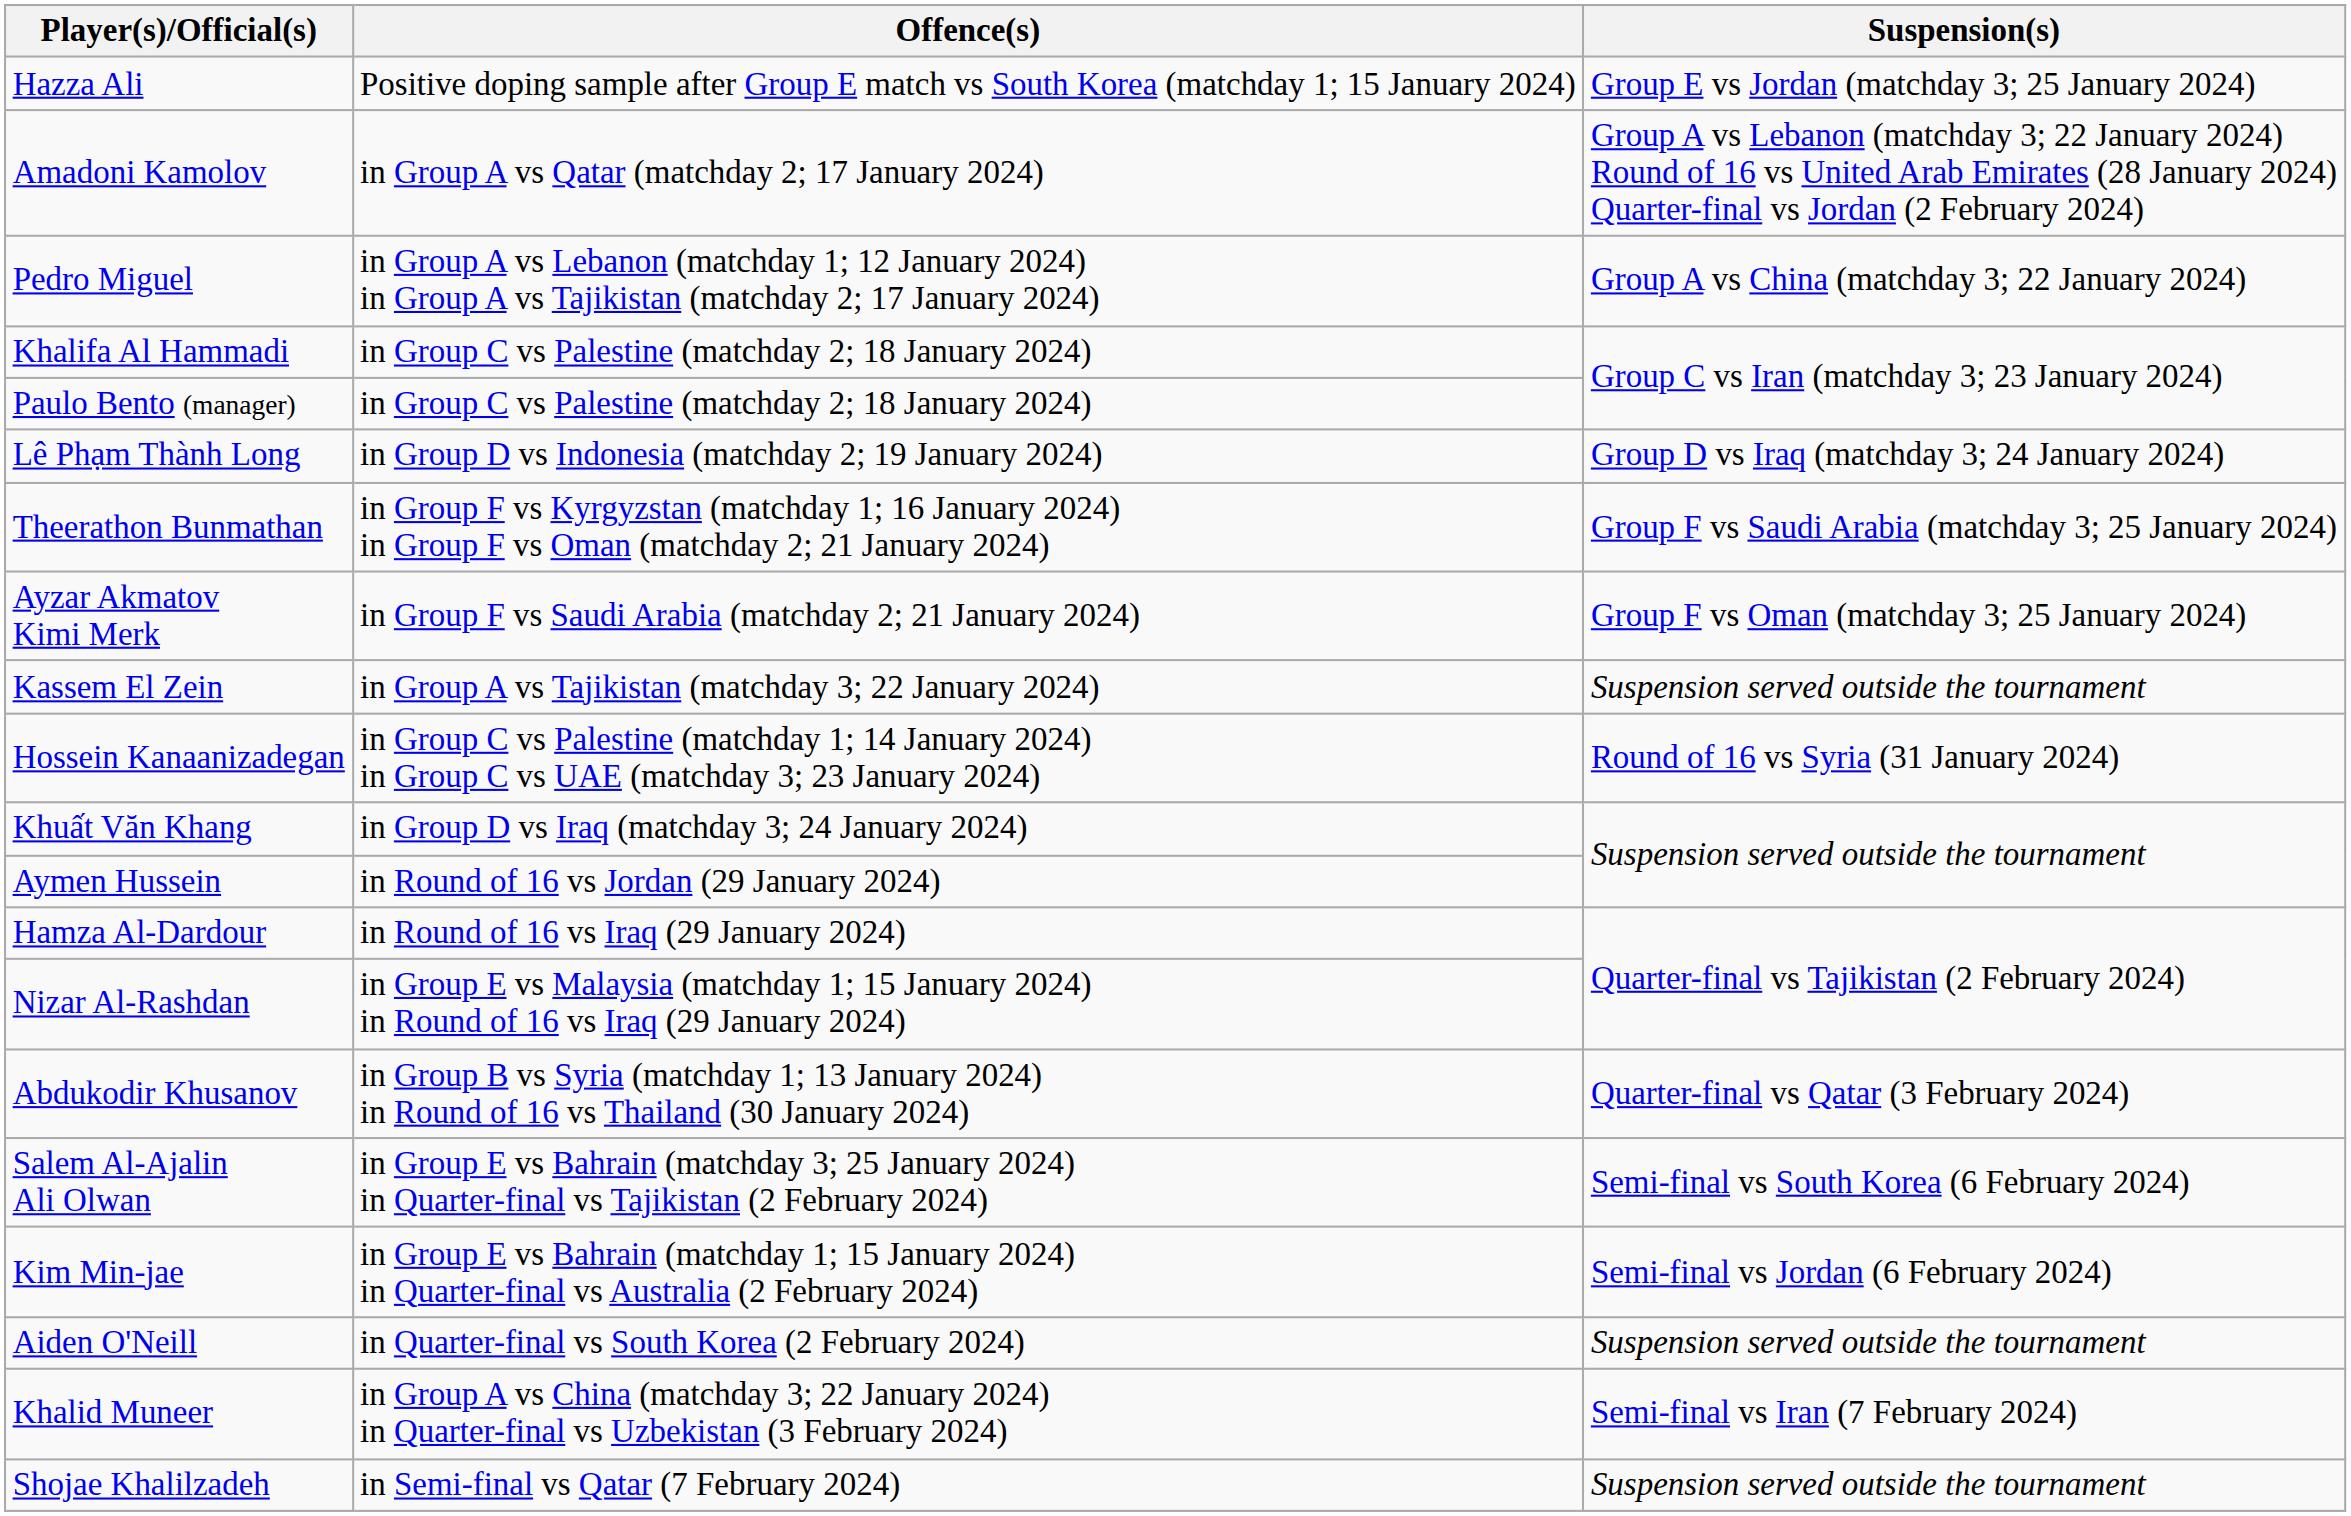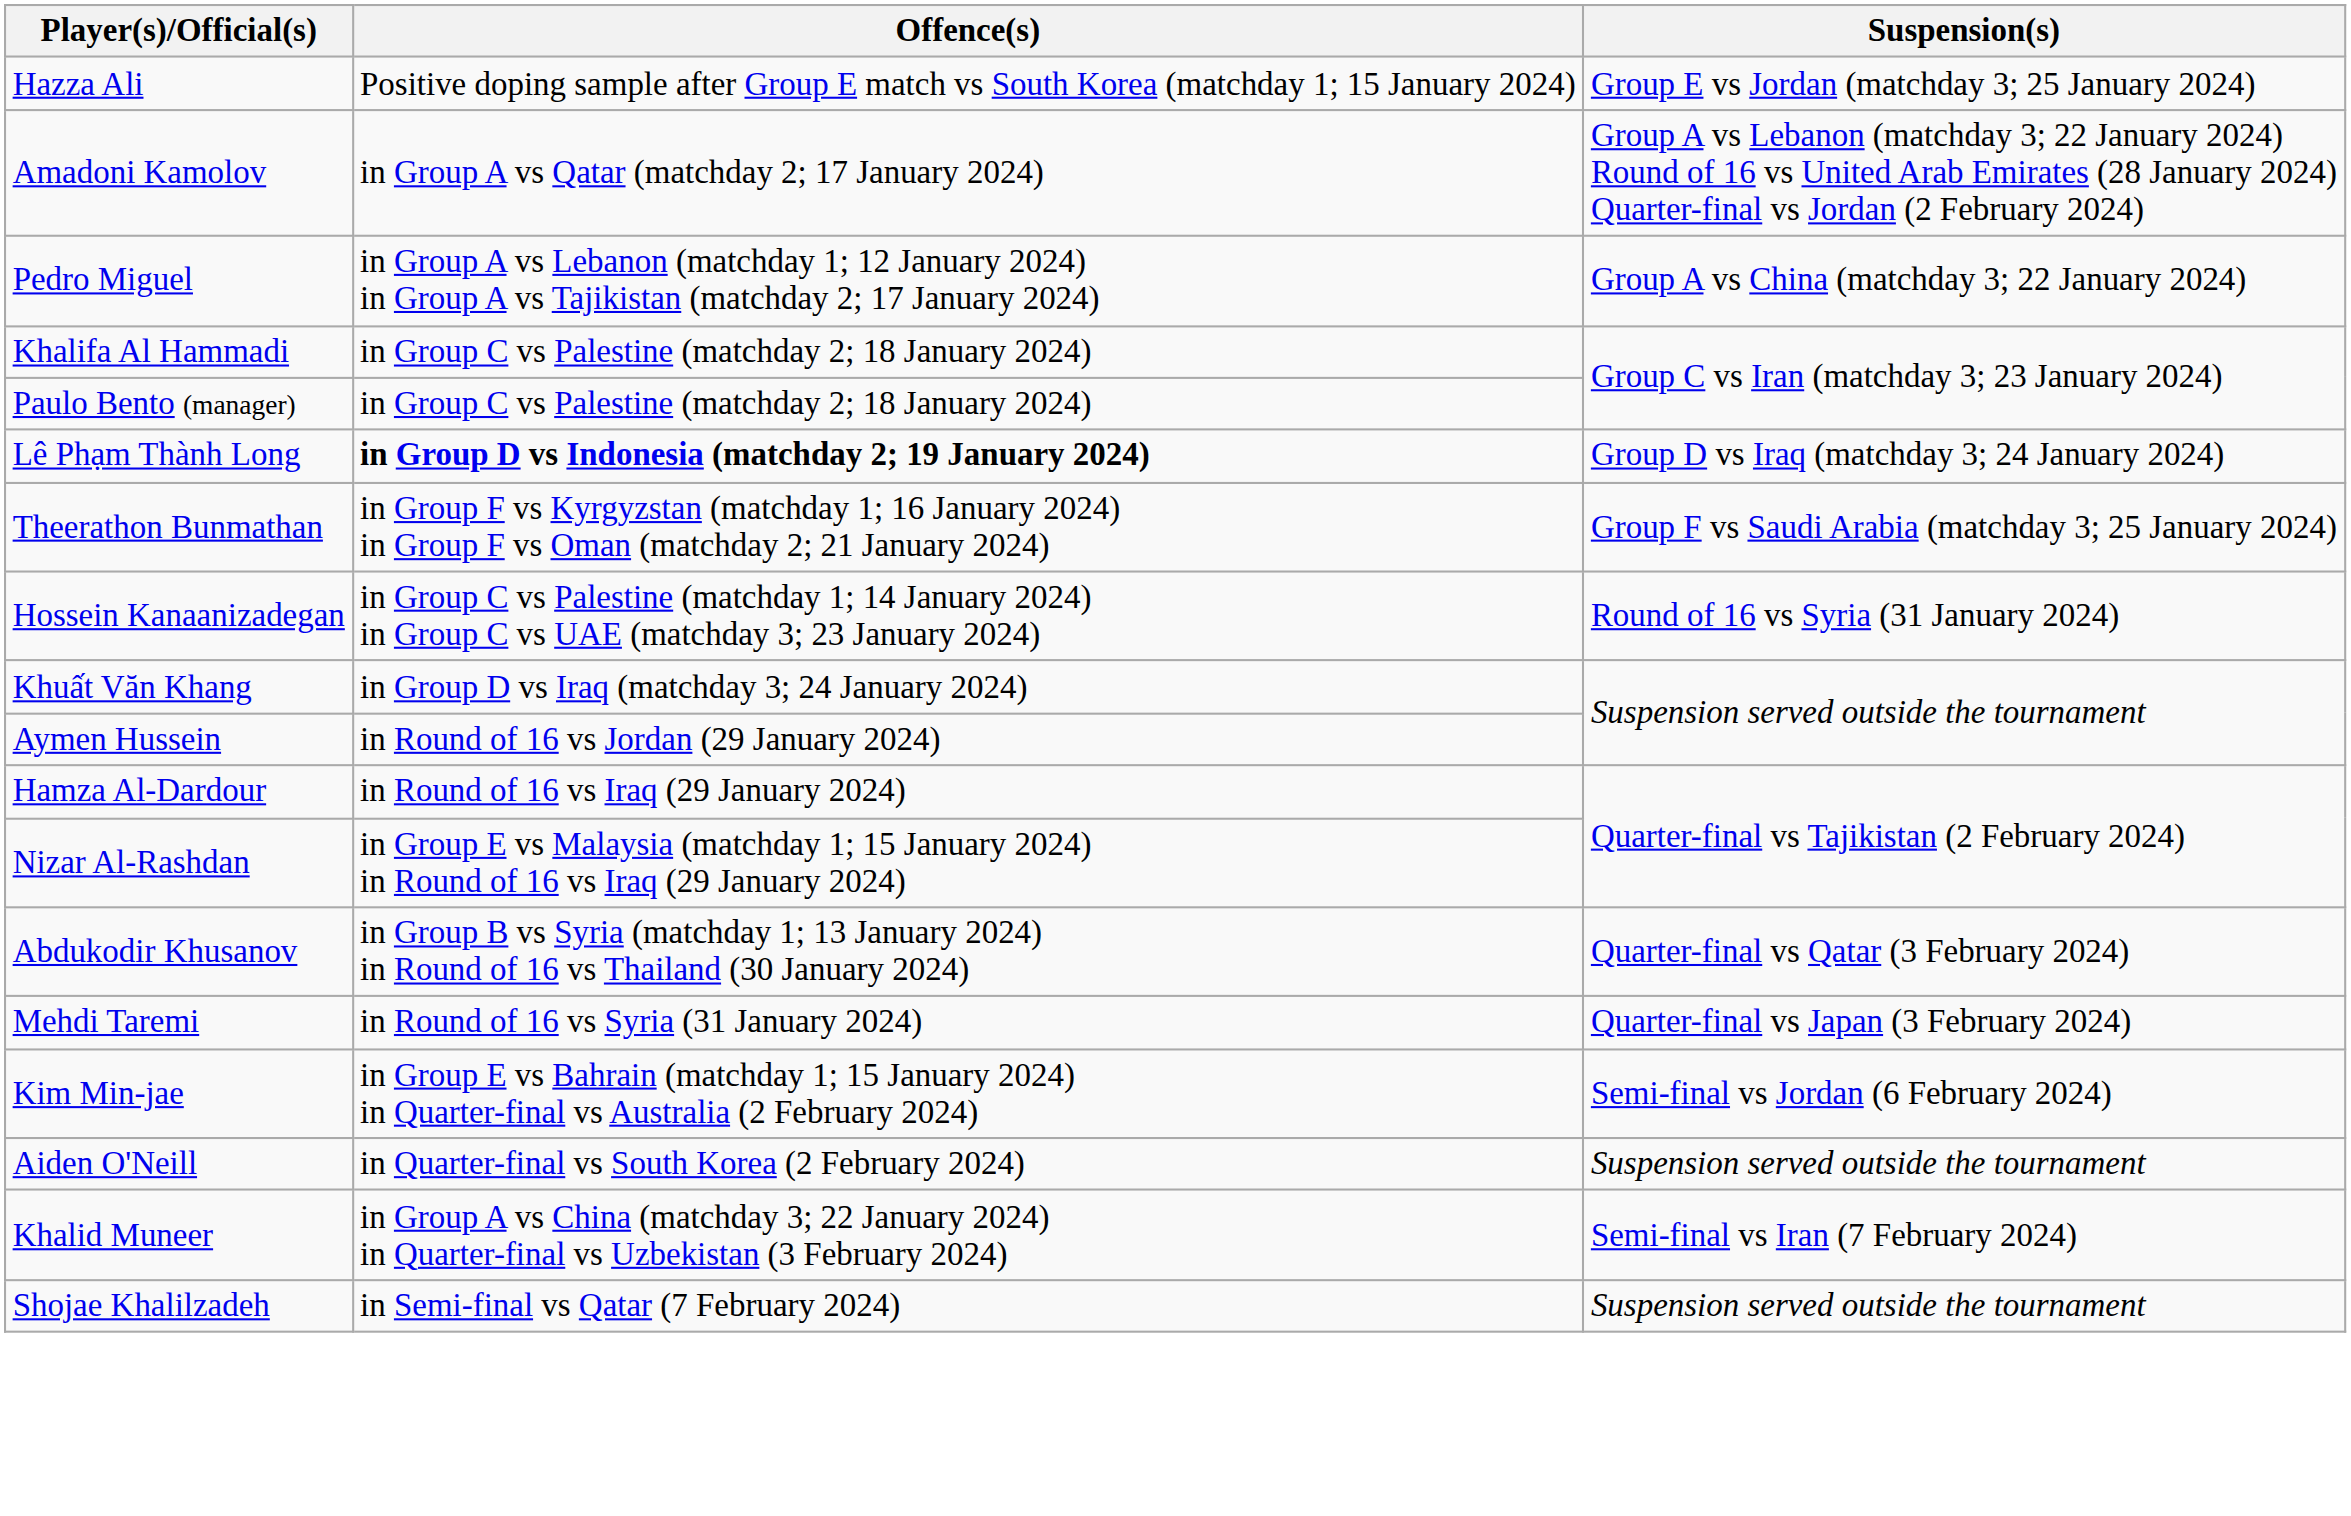(731, 455) normal -> (755, 455) bold
- row: (116, 615)
- row: (118, 686)
+ row: (106, 1022)
- row: (120, 1182)
